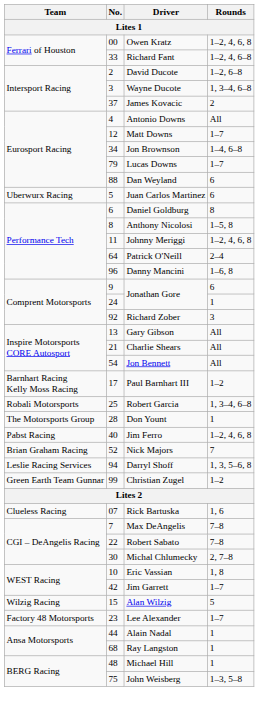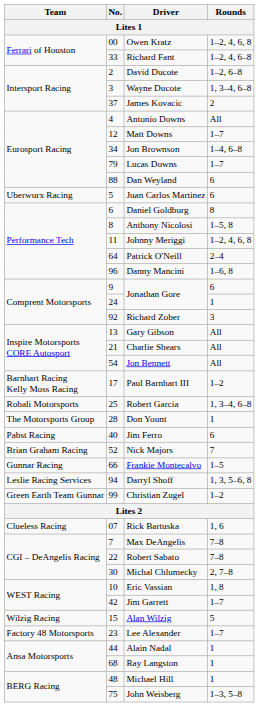(231, 434) 1–2, 4, 6, 8 -> (212, 434) 6
+ row: (113, 465)
